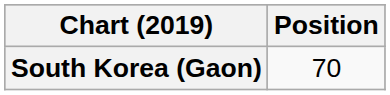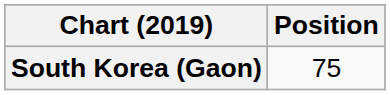(326, 67) 70 -> (326, 67) 75
